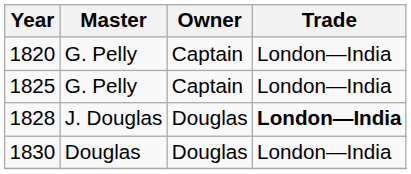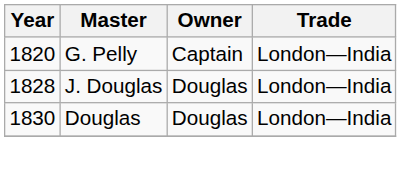- row: (32, 86)
(329, 119) bold -> (324, 86) normal
